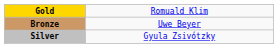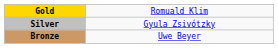rows swapped: (45, 37) <-> (45, 24)
